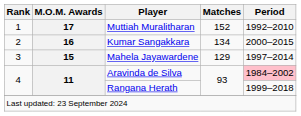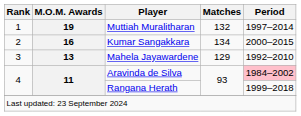(69, 27) 17 -> (69, 27) 19
(222, 27) 152 -> (222, 27) 132
(270, 27) 1992–2010 -> (270, 27) 1997–2014
(69, 57) 15 -> (69, 57) 13
(270, 57) 1997–2014 -> (270, 57) 1992–2010
